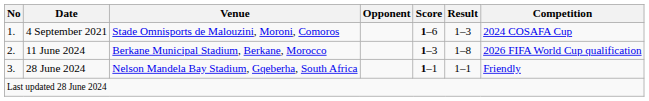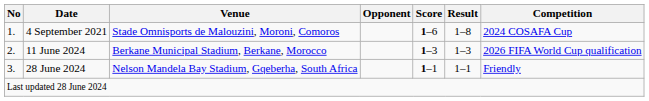(463, 31) 1–3 -> (463, 31) 1–8
(463, 50) 1–8 -> (463, 50) 1–3
